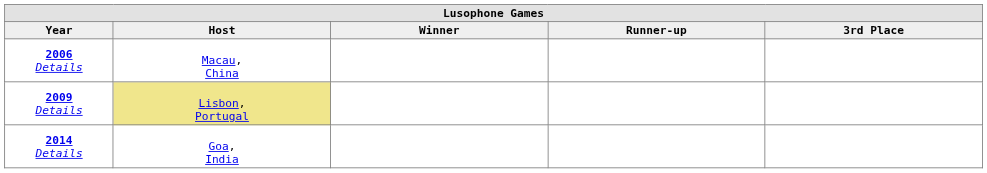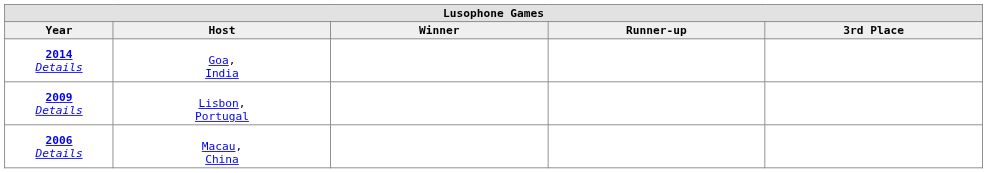rows swapped: (59, 60) <-> (59, 146)
(222, 110) khaki background -> (222, 110) no background
